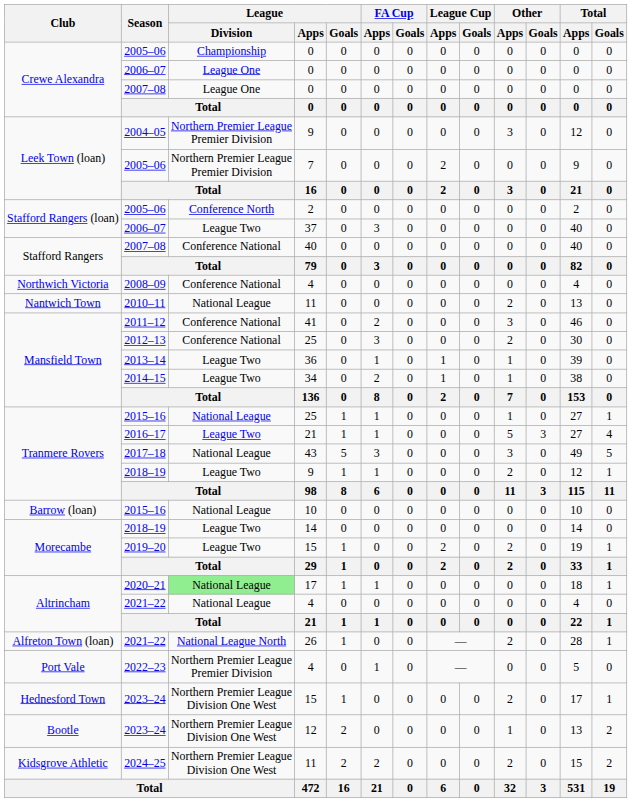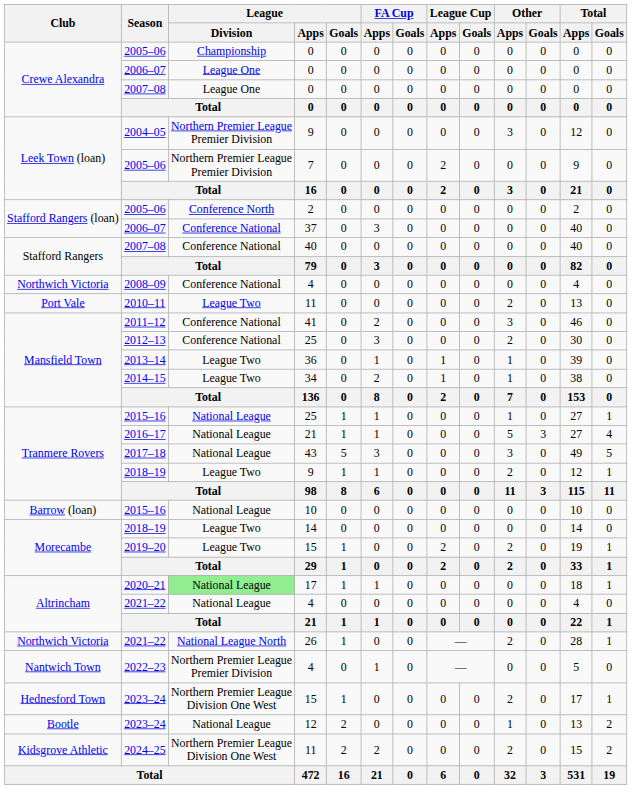(232, 228) League Two -> (232, 228) Conference National
(63, 303) Nantwich Town -> (63, 303) Port Vale
(232, 303) National League -> (232, 303) League Two
(232, 434) League Two -> (232, 434) National League
(63, 641) Alfreton Town (loan) -> (63, 641) Northwich Victoria
(63, 666) Port Vale -> (63, 666) Nantwich Town
(232, 731) Northern Premier League Division One West -> (232, 724) National League
